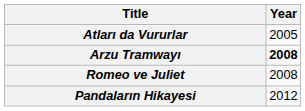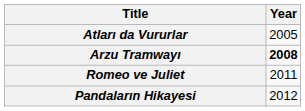(283, 75) 2008 -> (283, 75) 2011
